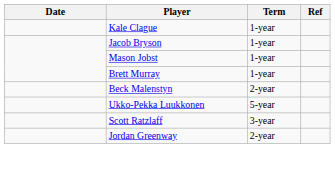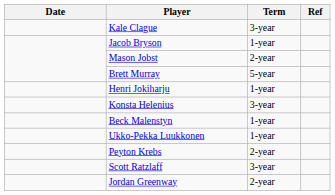(262, 27) 1-year -> (262, 27) 3-year
(262, 58) 1-year -> (262, 58) 2-year
(262, 74) 1-year -> (262, 74) 5-year
+ row: (139, 89)
+ row: (141, 105)
(262, 89) 2-year -> (262, 120) 1-year
(262, 105) 5-year -> (262, 136) 1-year
+ row: (135, 151)
